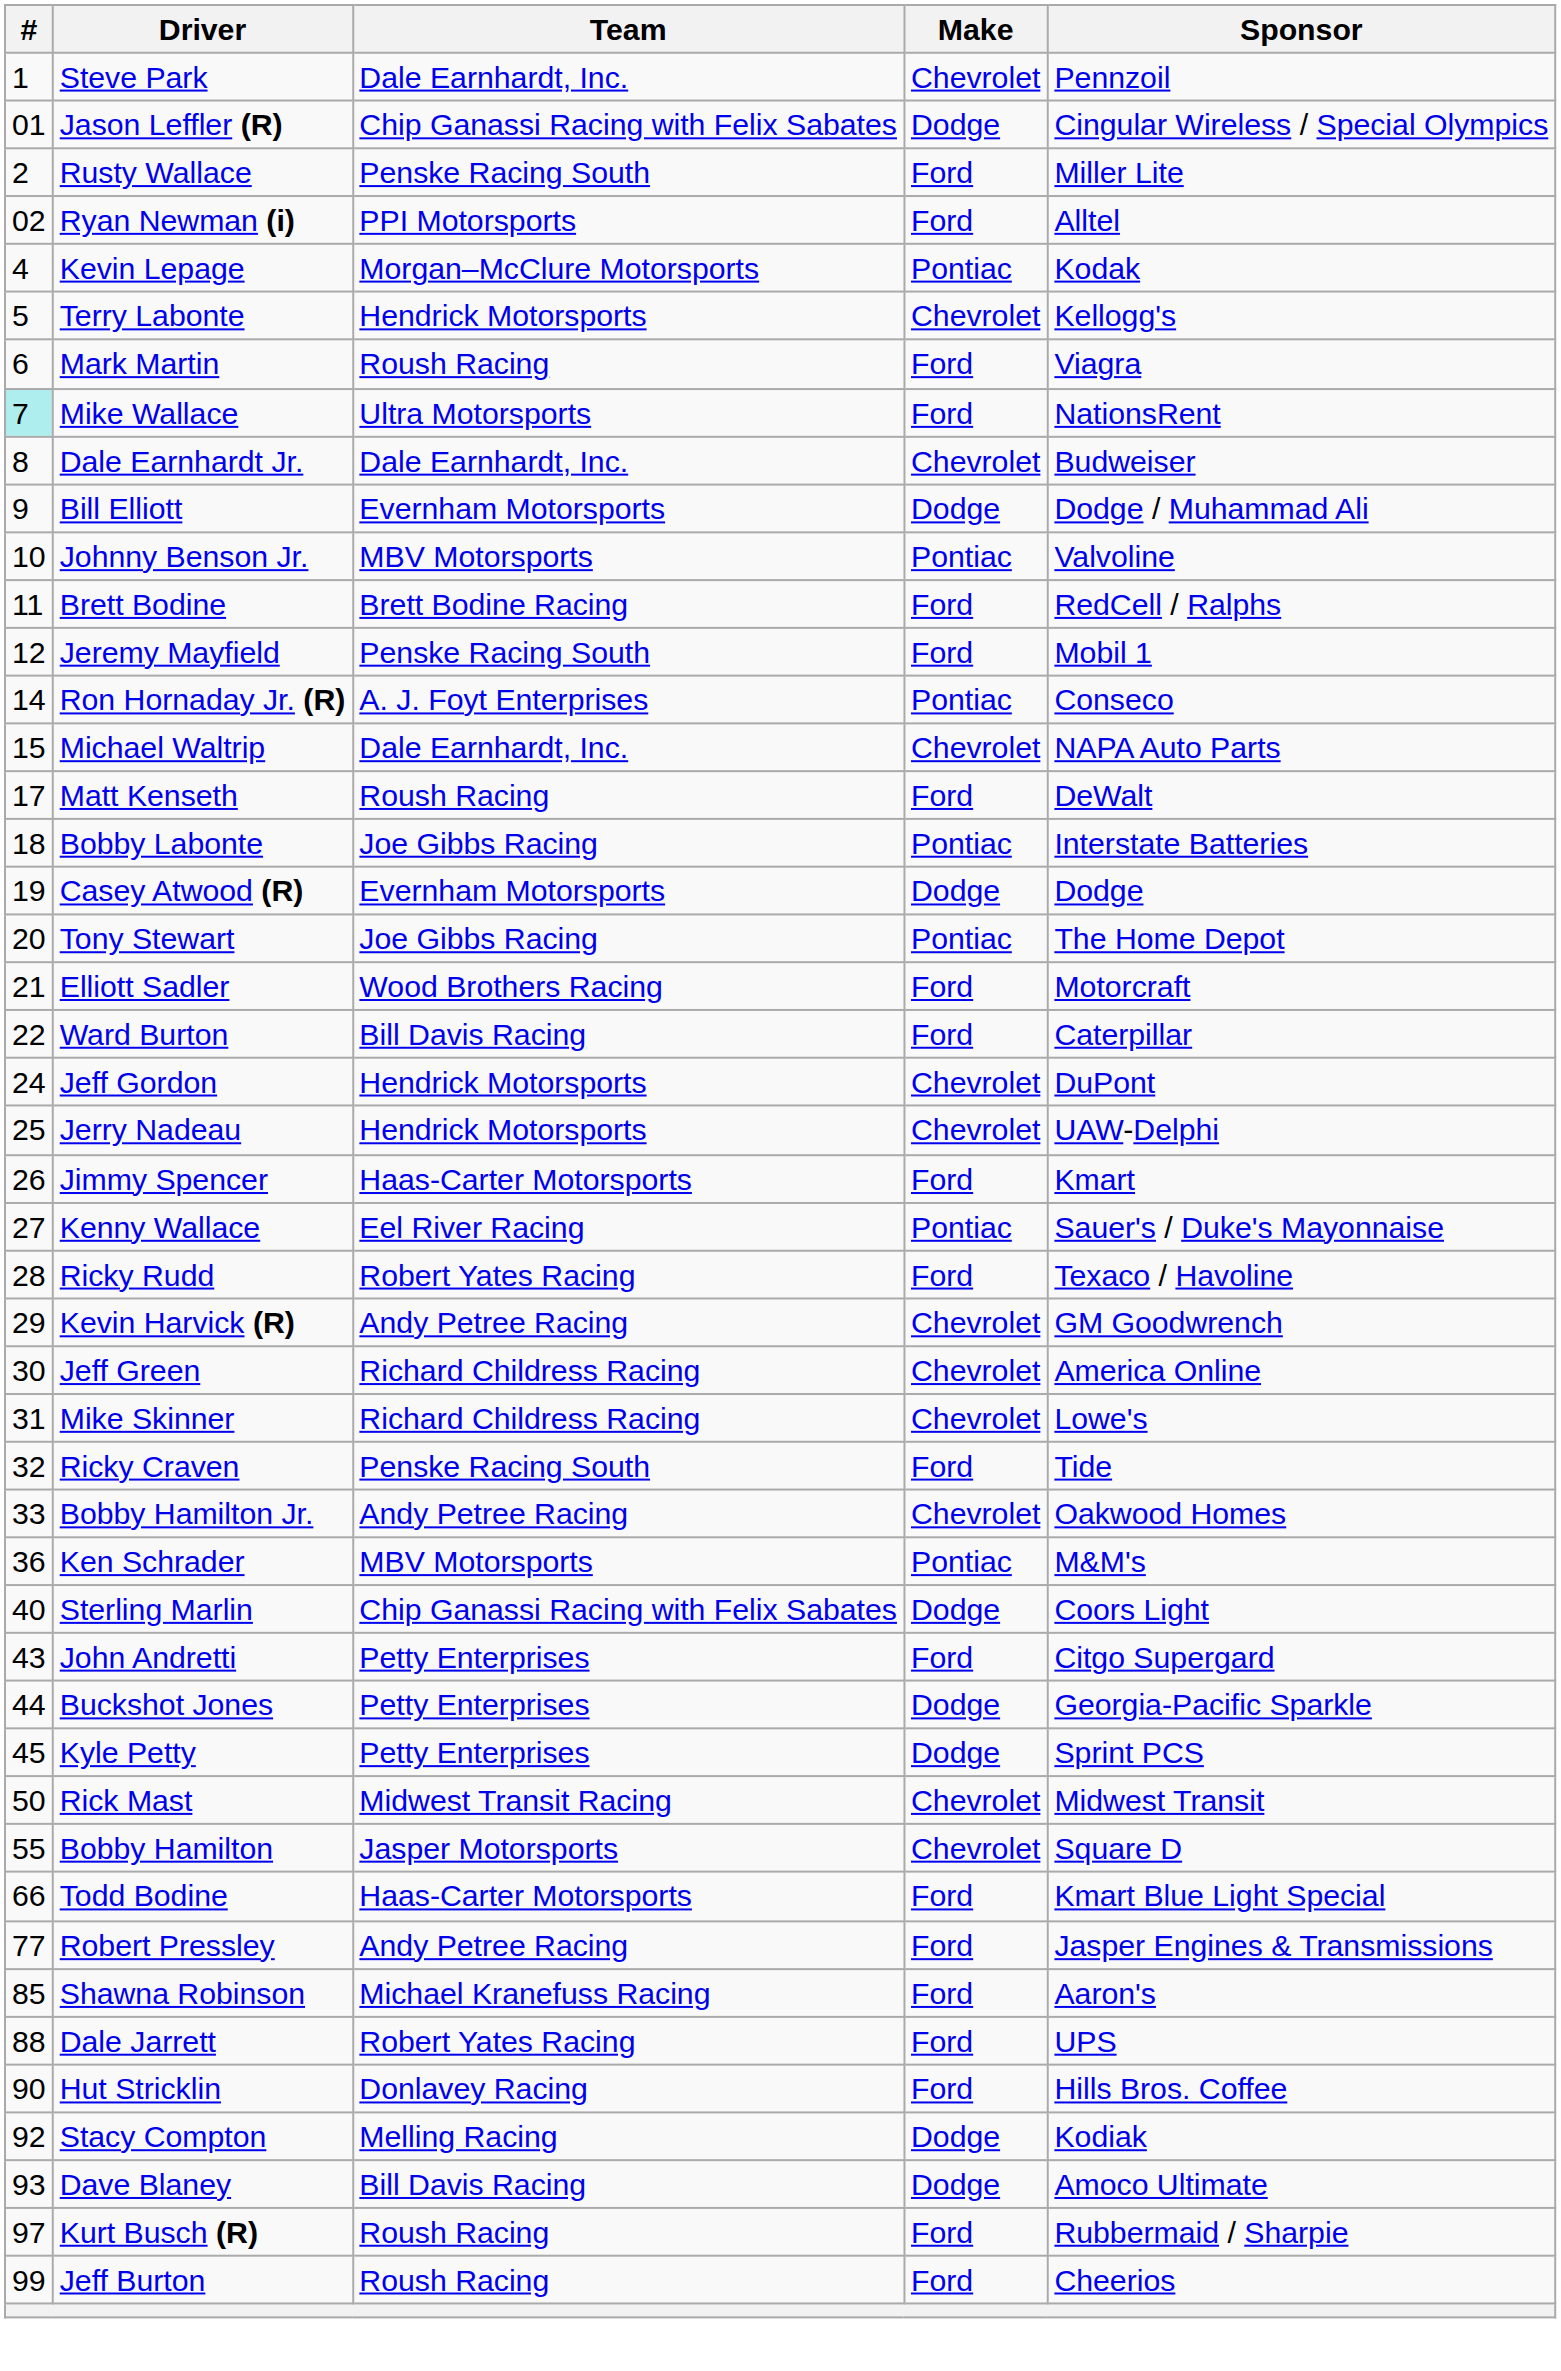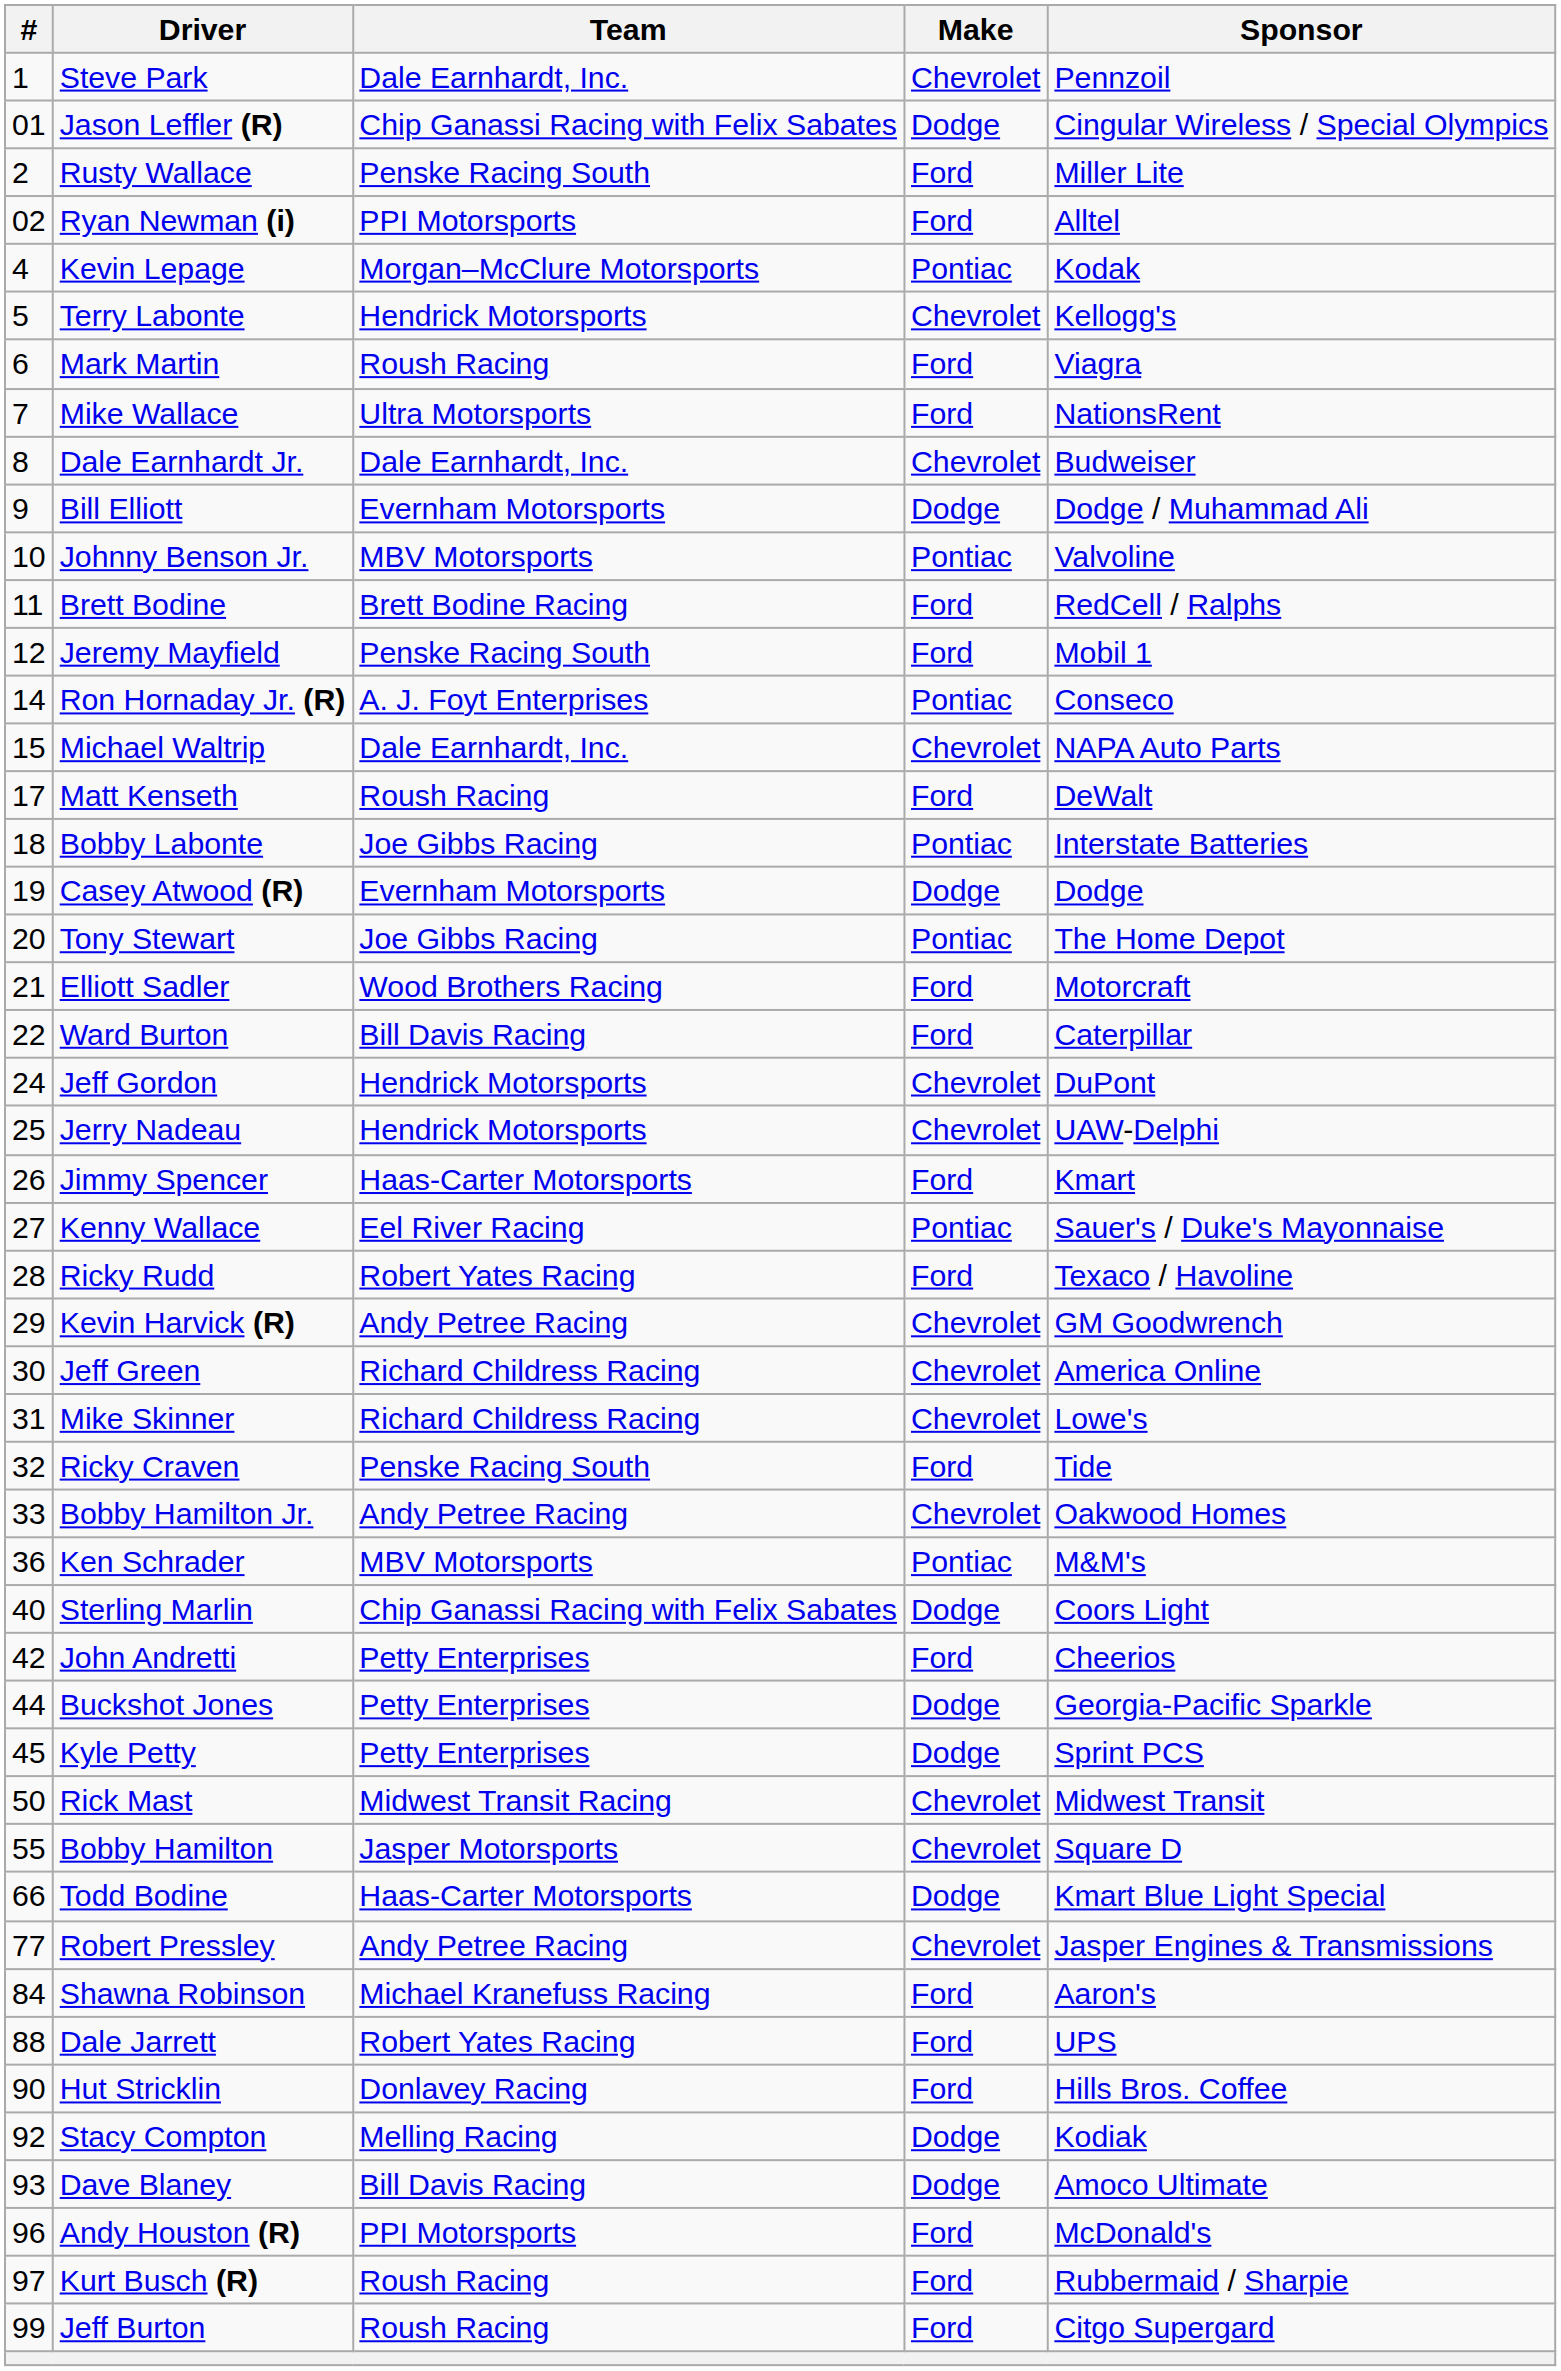(20, 412) paleturquoise background -> (20, 412) no background
(29, 1657) 43 -> (29, 1657) 42
(1164, 1657) Citgo Supergard -> (1115, 1657) Cheerios
(942, 1897) Ford -> (956, 1897) Dodge
(942, 1944) Ford -> (976, 1944) Chevrolet
(29, 1992) 85 -> (29, 1992) 84
+ row: (180, 2232)
(1115, 2280) Cheerios -> (1164, 2328) Citgo Supergard
